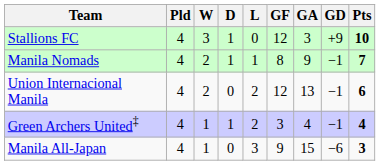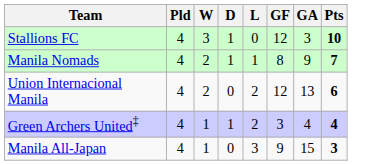- column: (335, 15)
